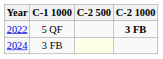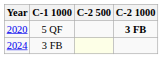(17, 29) 2022 -> (17, 29) 2020
